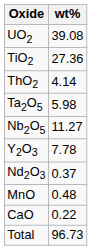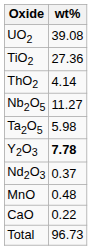rows swapped: (26, 128) <-> (25, 105)
(64, 150) normal -> (64, 150) bold
